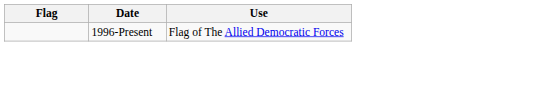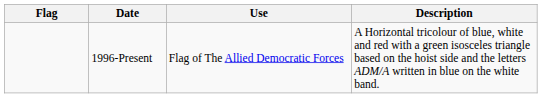+ column: (444, 13)
